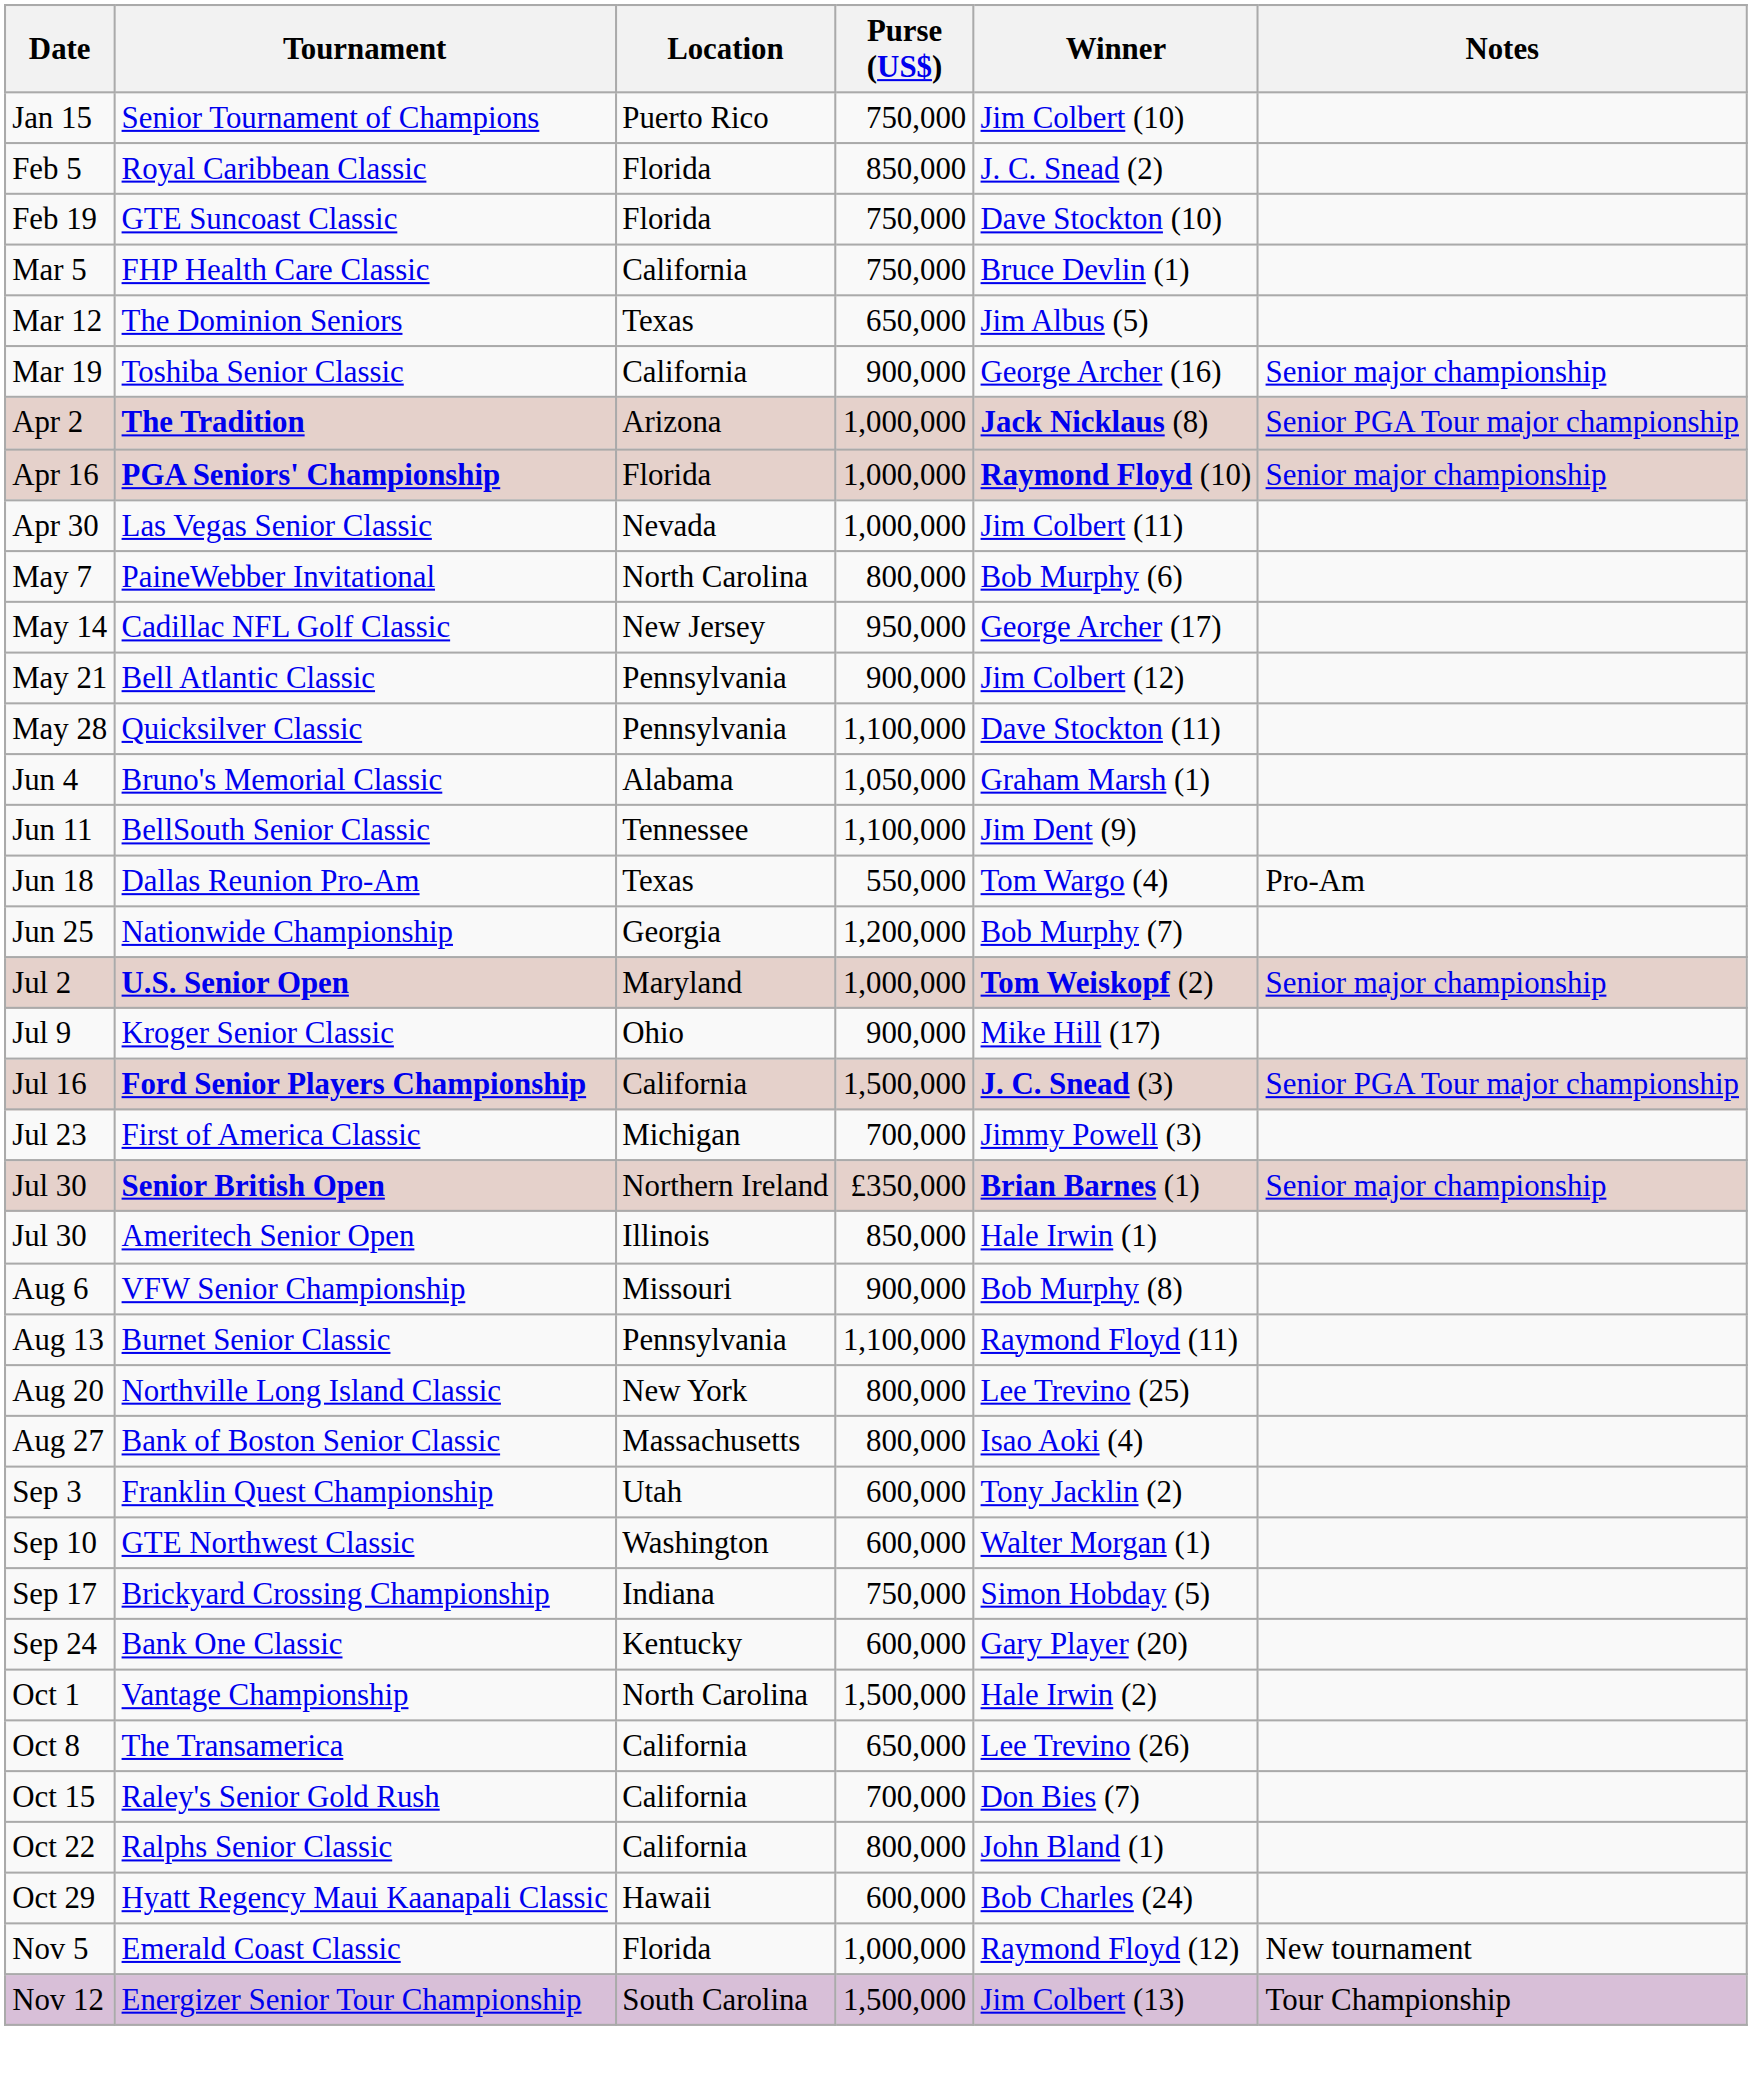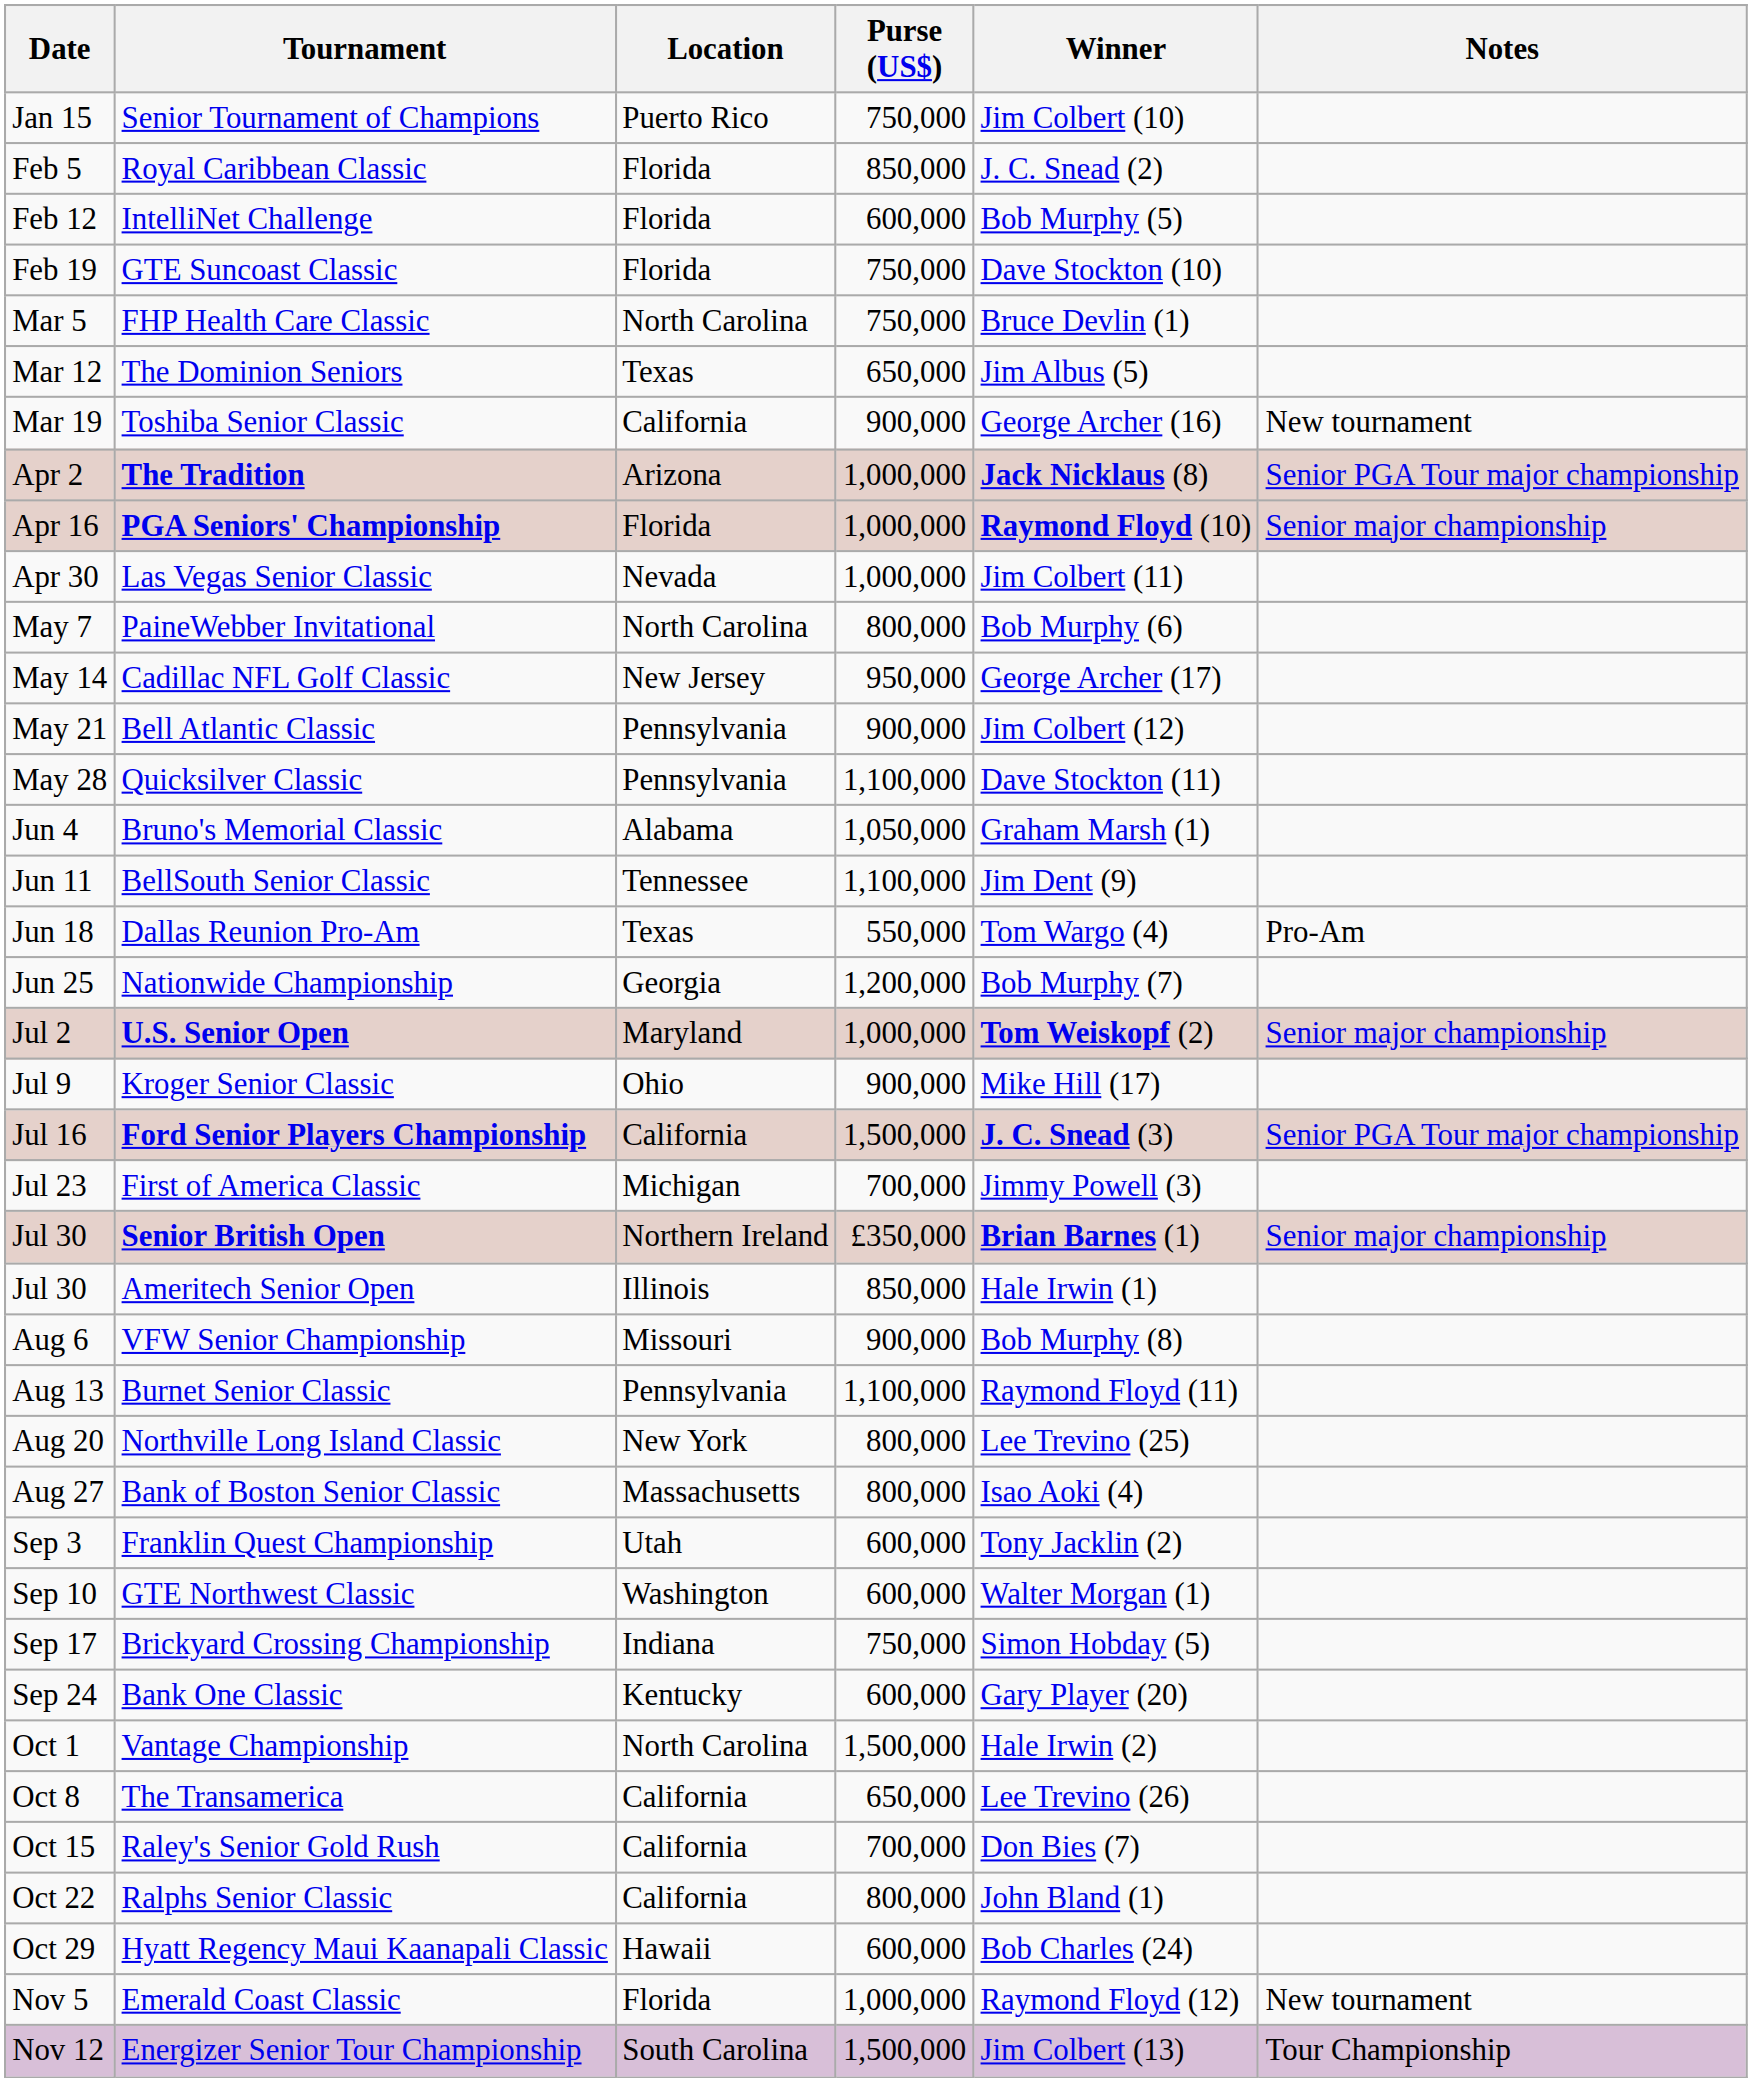+ row: (247, 219)
(685, 270) California -> (715, 321) North Carolina
(1436, 371) Senior major championship -> (1369, 422) New tournament
